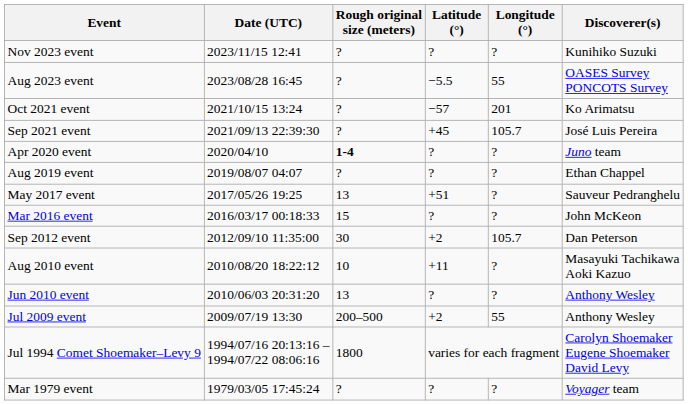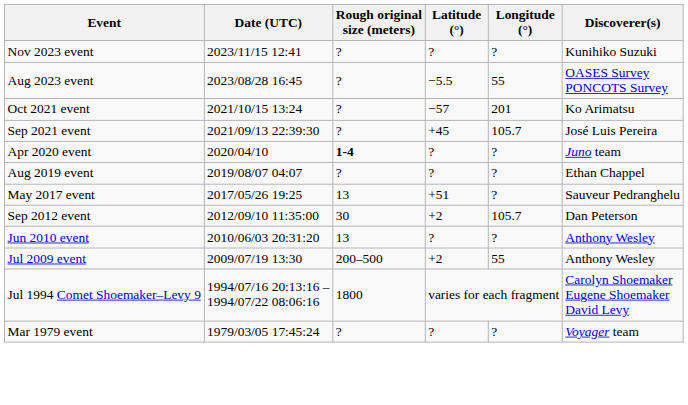- row: (50, 215)
- row: (50, 266)
